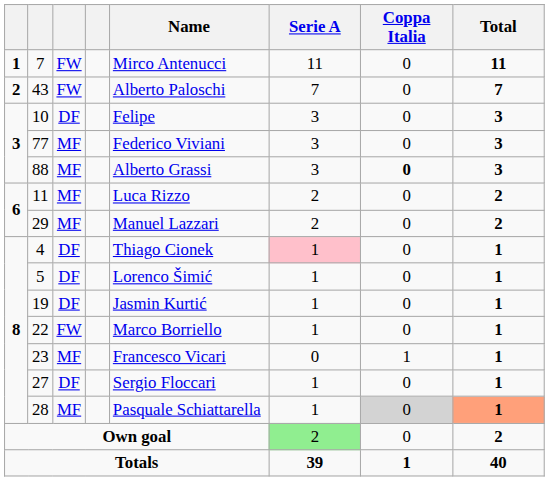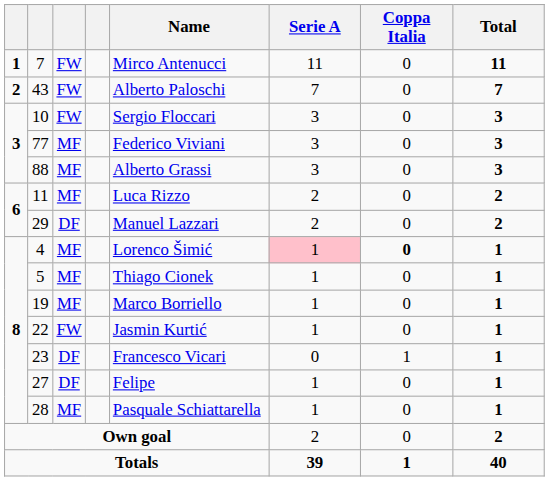(69, 116) DF -> (69, 116) FW
(134, 116) Felipe -> (164, 116) Sergio Floccari
(407, 169) bold -> (407, 169) normal
(69, 223) MF -> (69, 223) DF
(69, 249) DF -> (69, 249) MF
(163, 249) Thiago Cionek -> (163, 249) Lorenco Šimić
(407, 249) normal -> (407, 249) bold
(69, 276) DF -> (69, 276) MF
(163, 276) Lorenco Šimić -> (163, 276) Thiago Cionek
(69, 303) DF -> (69, 303) MF
(160, 303) Jasmin Kurtić -> (167, 303) Marco Borriello
(167, 329) Marco Borriello -> (160, 329) Jasmin Kurtić
(69, 356) MF -> (69, 356) DF
(164, 383) Sergio Floccari -> (134, 383) Felipe
(407, 409) lightgrey background -> (407, 409) no background
(498, 409) lightsalmon background -> (498, 409) no background
(315, 436) lightgreen background -> (315, 436) no background
